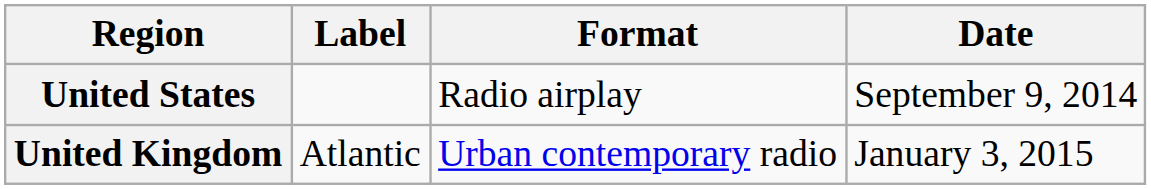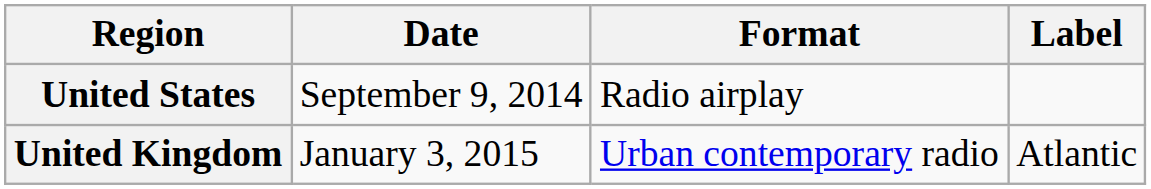columns swapped: (996, 34) <-> (360, 34)
